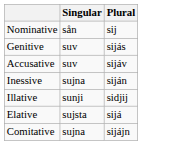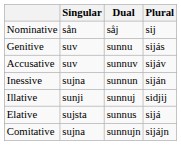+ column: (124, 13)
